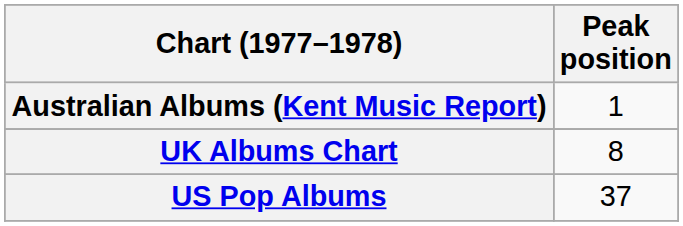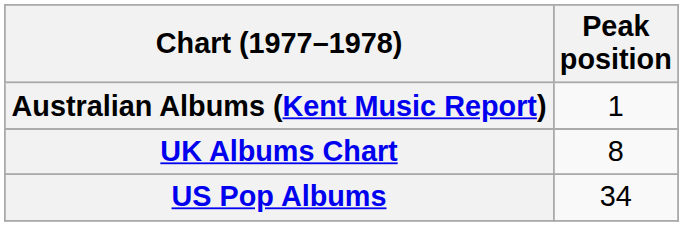(616, 196) 37 -> (616, 196) 34
